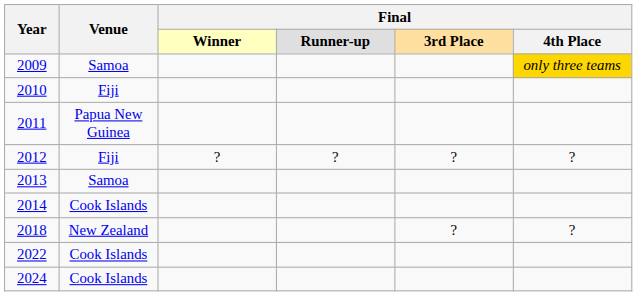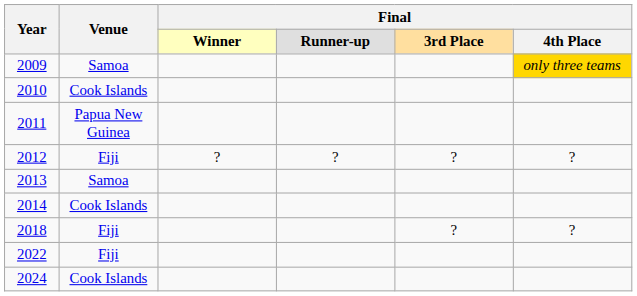(108, 90) Fiji -> (108, 90) Cook Islands
(108, 230) New Zealand -> (108, 230) Fiji
(108, 254) Cook Islands -> (108, 254) Fiji
